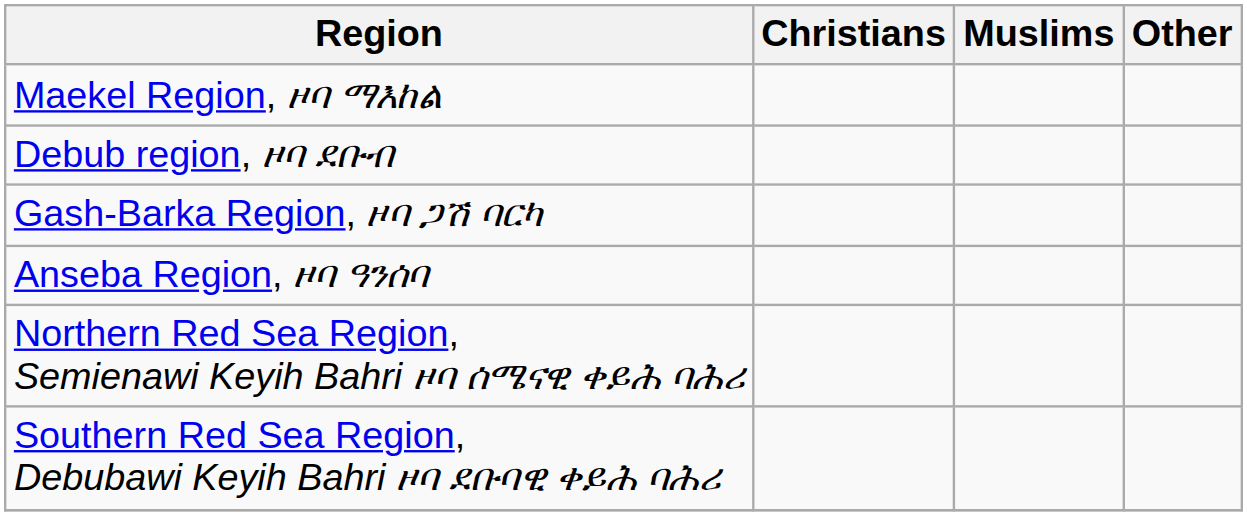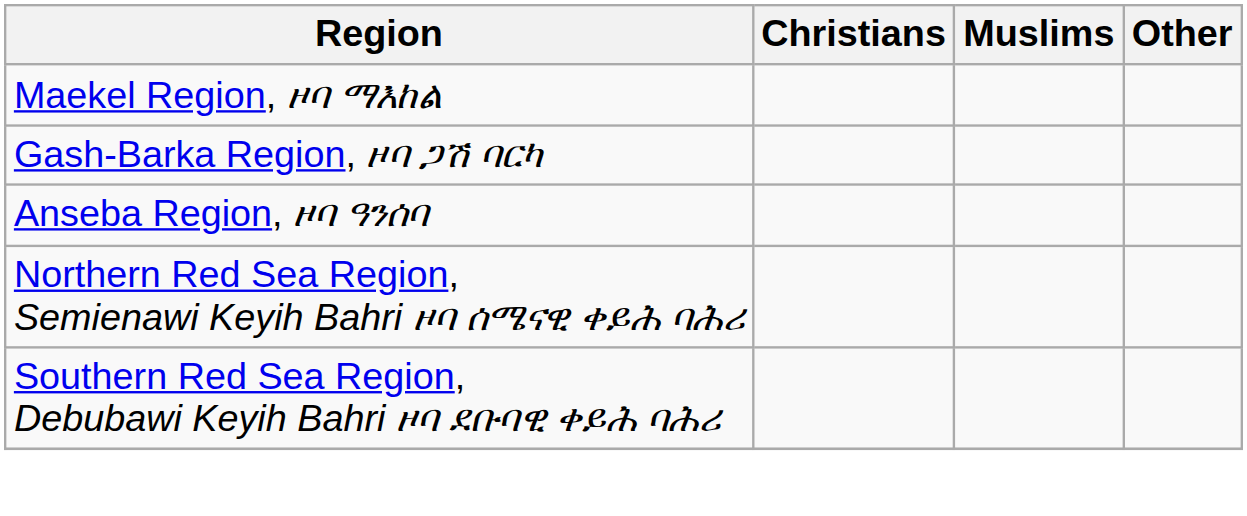- row: (204, 154)
